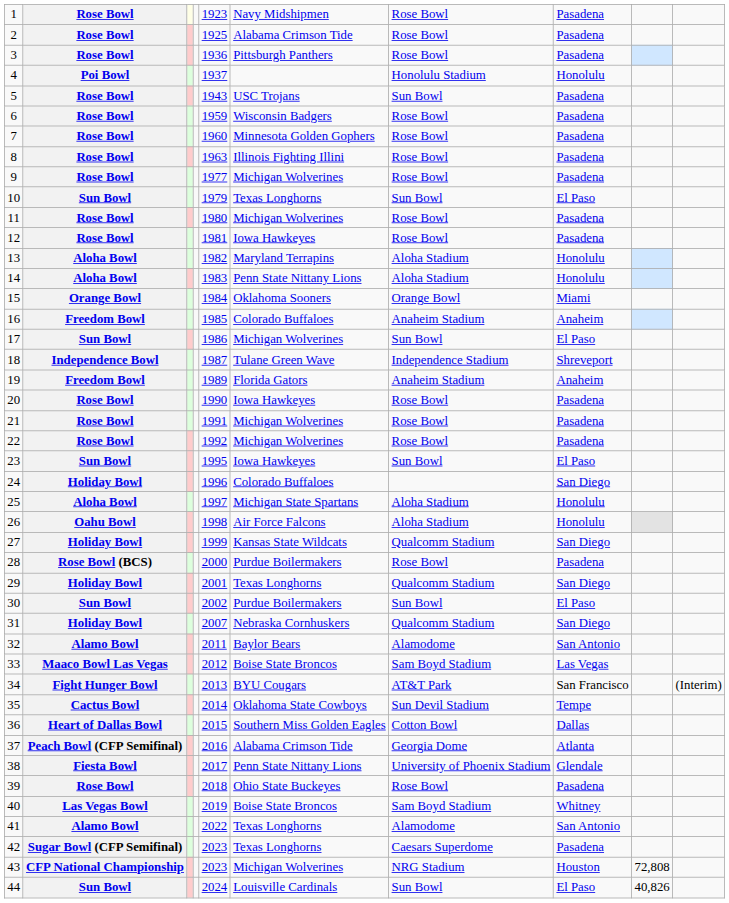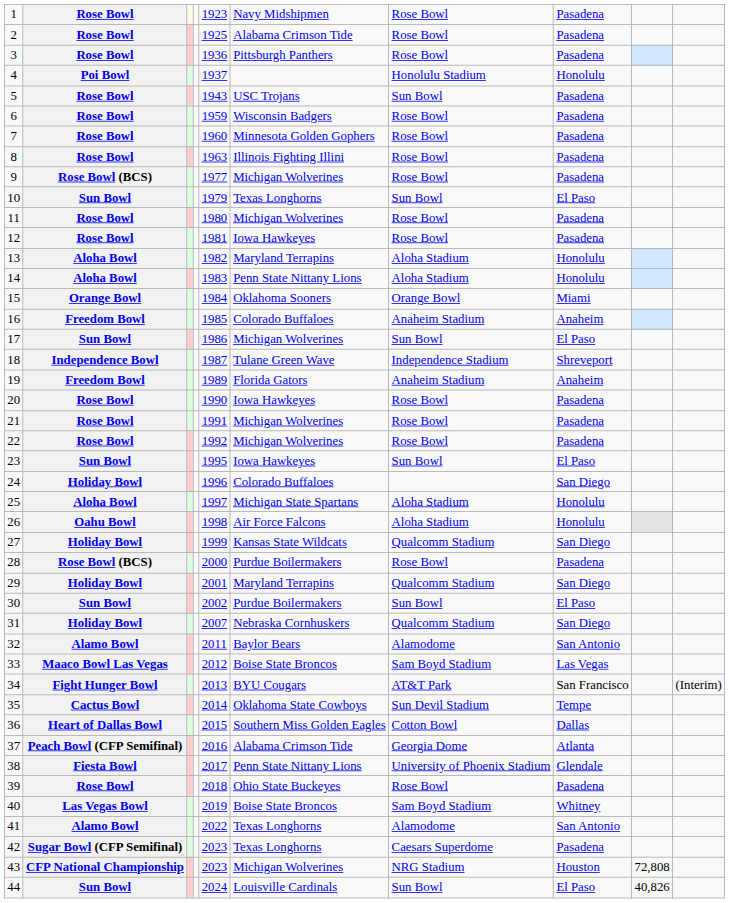(105, 177) Rose Bowl -> (105, 177) Rose Bowl (BCS)
(277, 583) Texas Longhorns -> (284, 583) Maryland Terrapins
